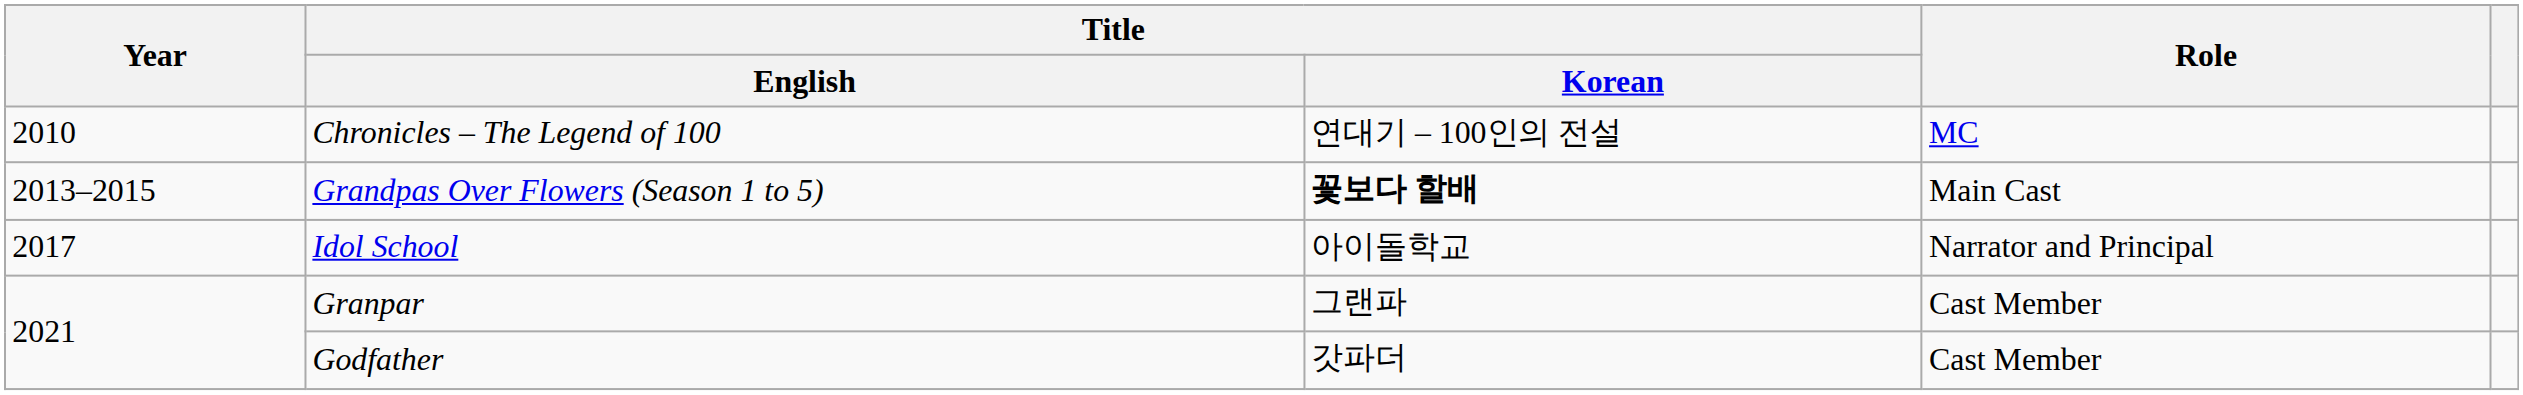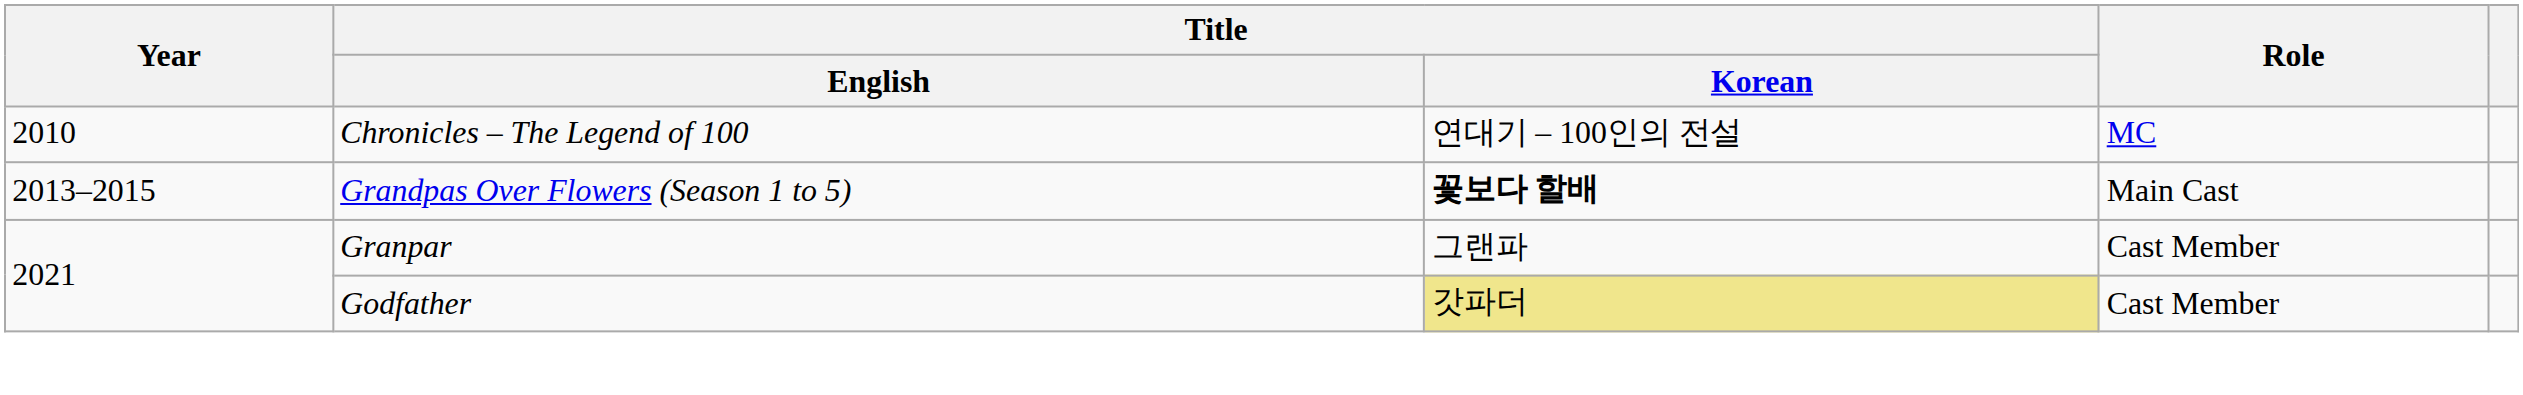- row: (385, 246)
(1359, 358) no background -> (1480, 302) khaki background
